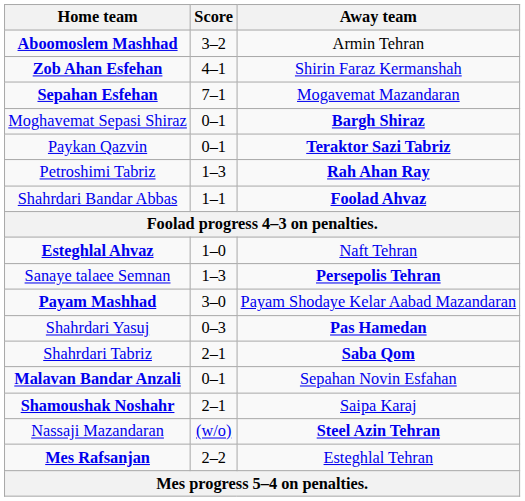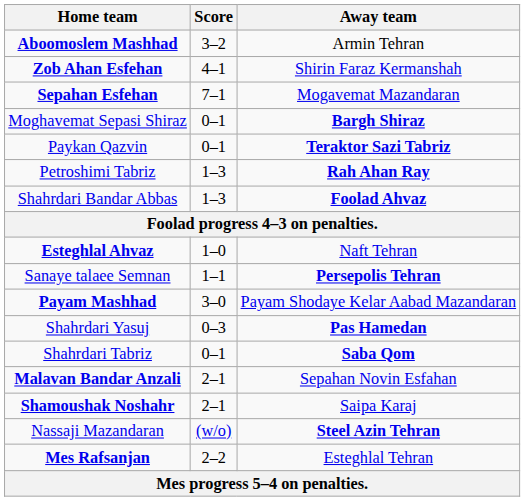(214, 198) 1–1 -> (214, 198) 1–3
(214, 276) 1–3 -> (214, 276) 1–1
(214, 353) 2–1 -> (214, 353) 0–1
(214, 379) 0–1 -> (214, 379) 2–1
